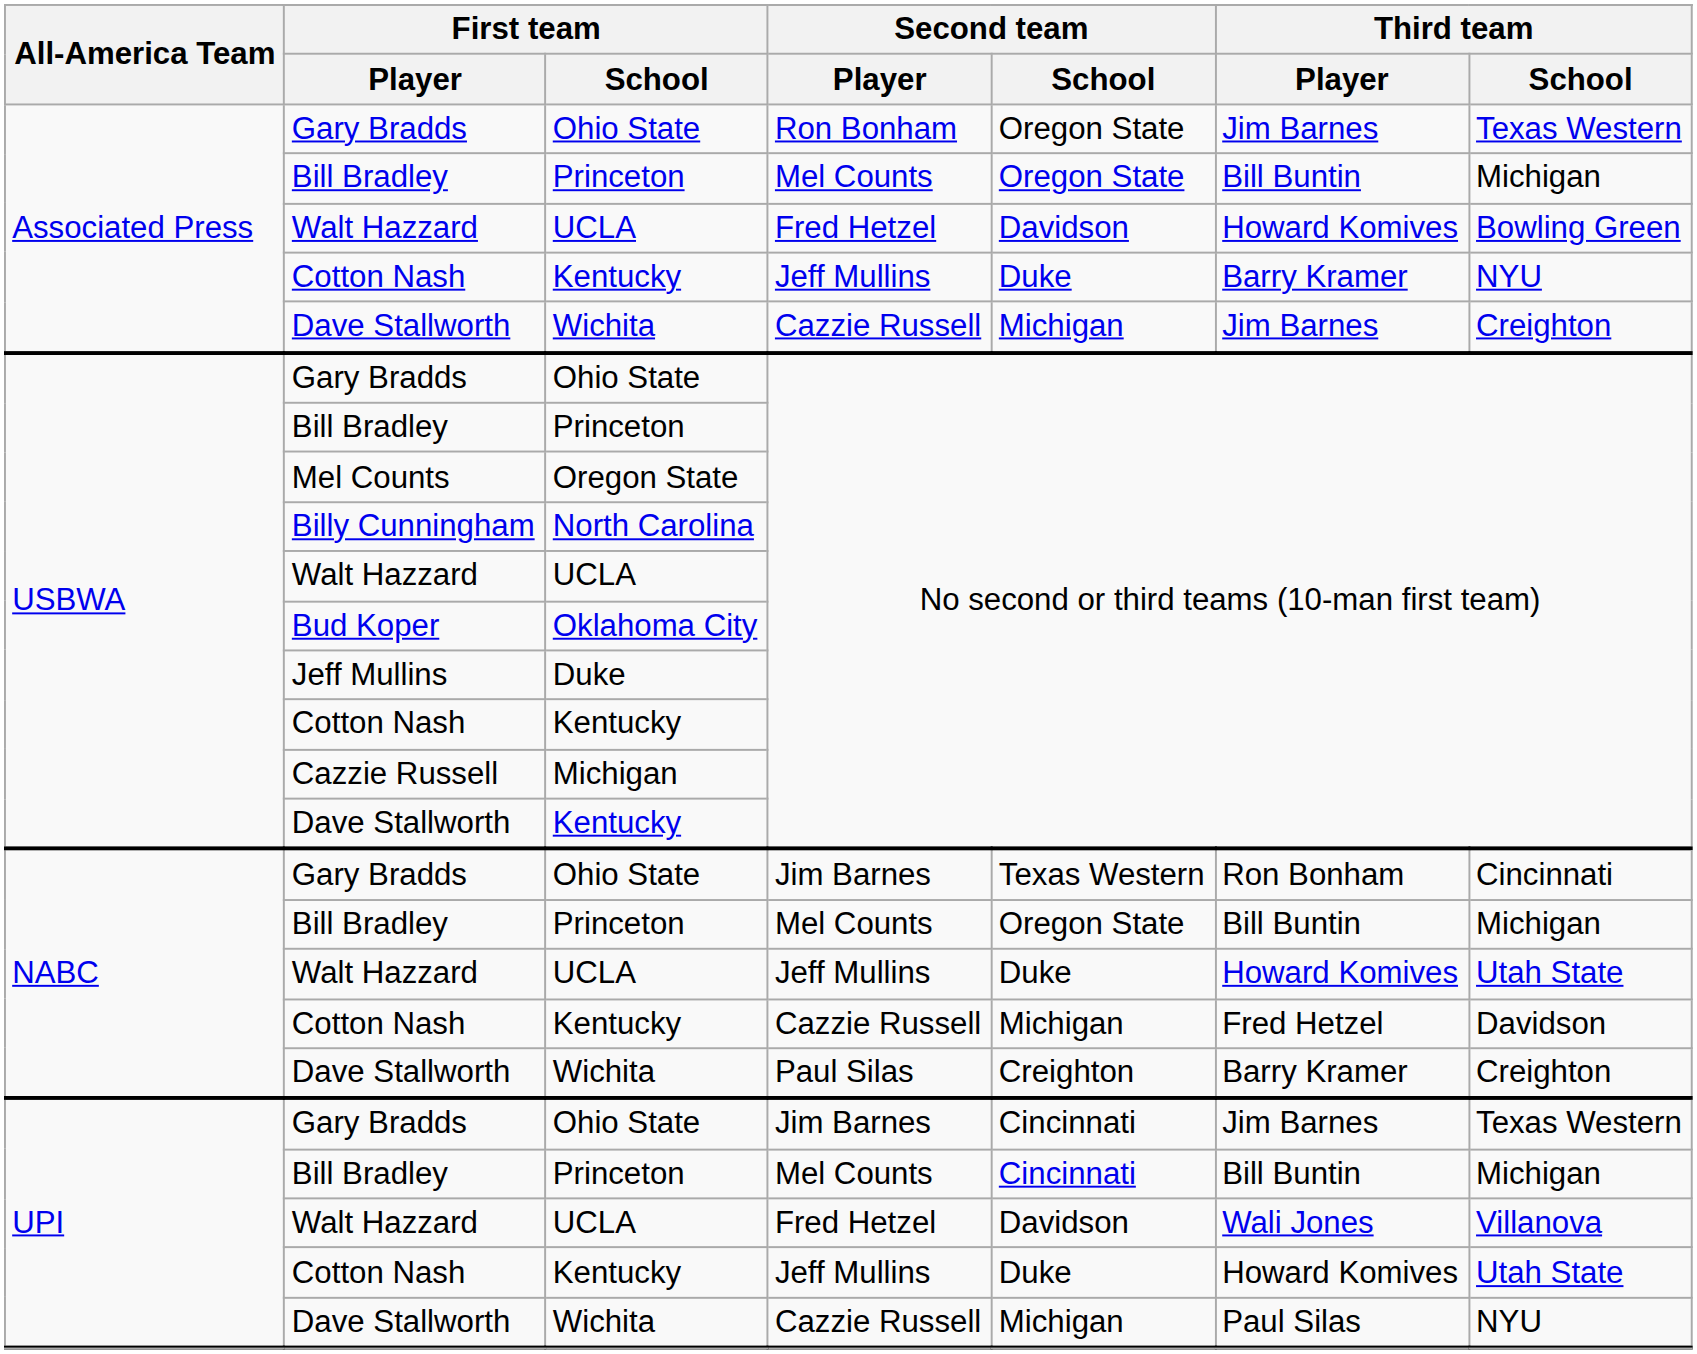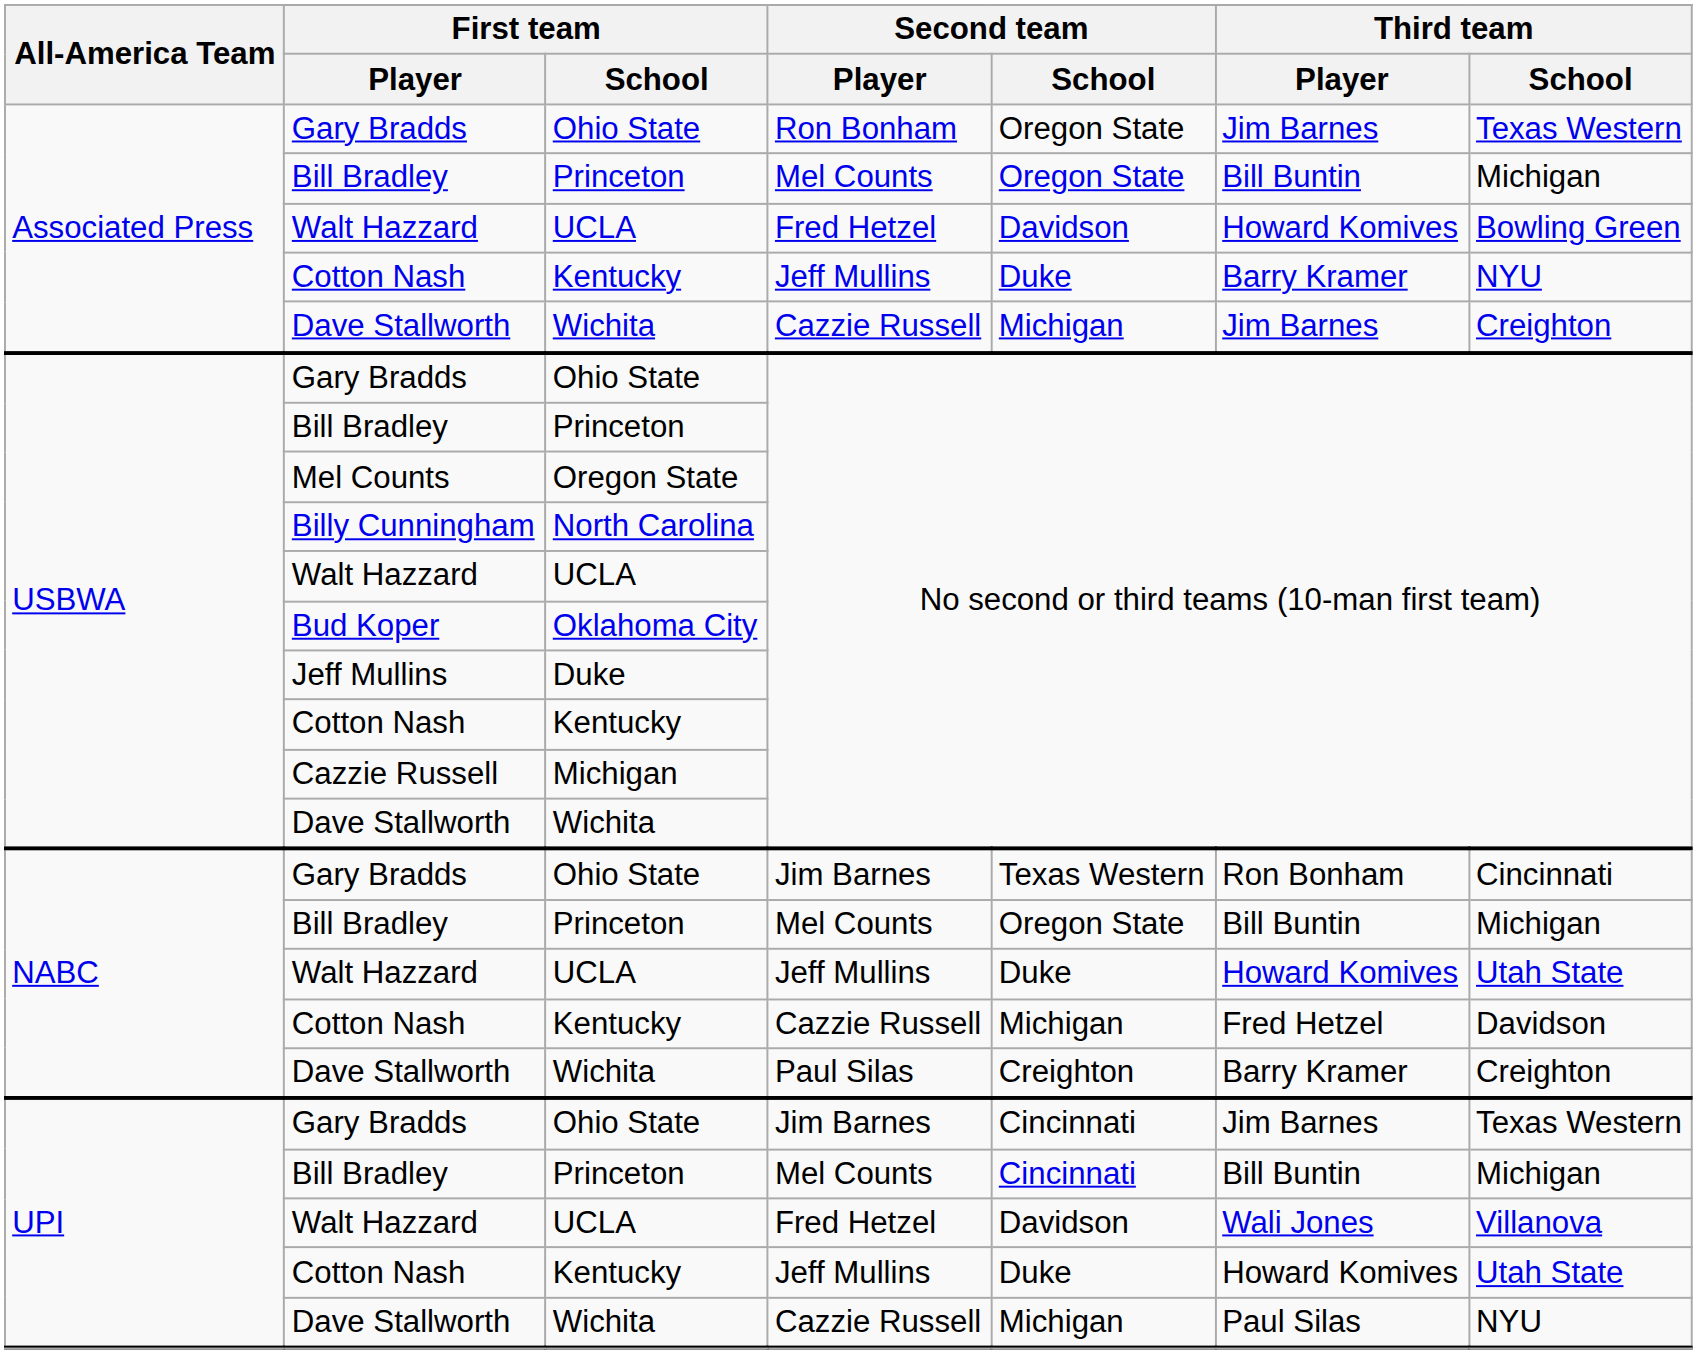(617, 822) Kentucky -> (604, 822) Wichita
